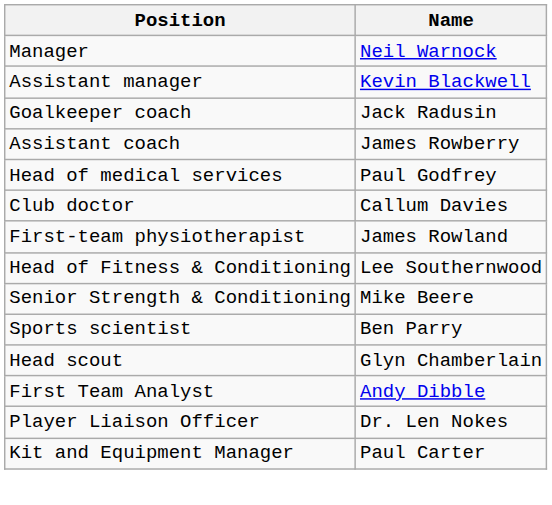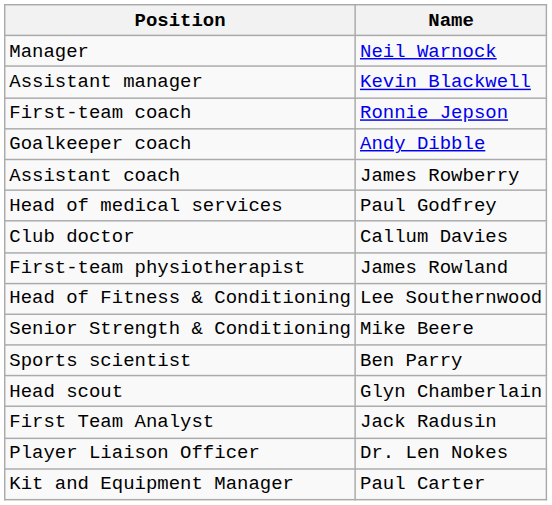+ row: (100, 113)
(428, 113) Jack Radusin -> (423, 144) Andy Dibble
(423, 391) Andy Dibble -> (428, 422) Jack Radusin
